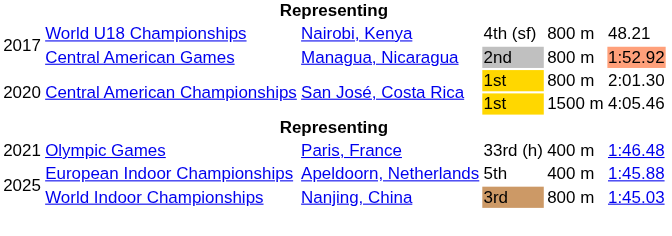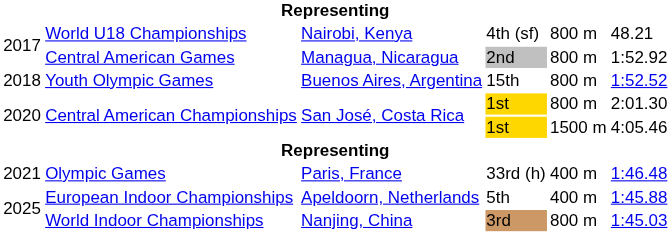(636, 57) lightsalmon background -> (639, 57) no background
+ row: (129, 80)
